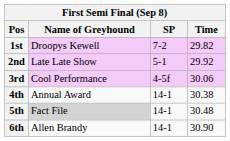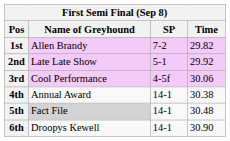(65, 45) Droopys Kewell -> (59, 45) Allen Brandy
(59, 128) Allen Brandy -> (65, 128) Droopys Kewell
